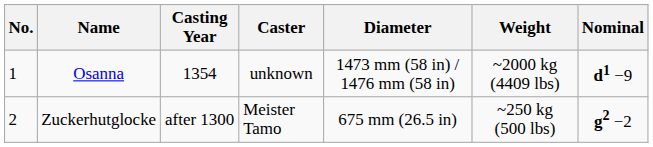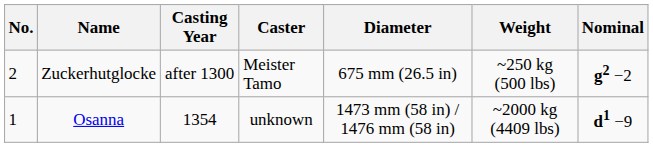rows swapped: (99, 73) <-> (99, 119)
